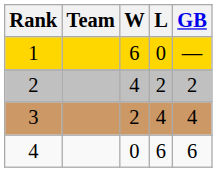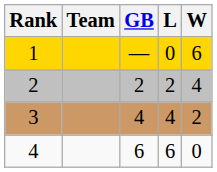columns swapped: (134, 20) <-> (192, 20)
